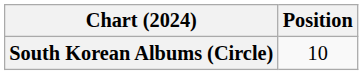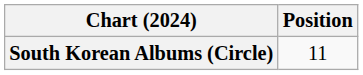(318, 52) 10 -> (318, 52) 11
